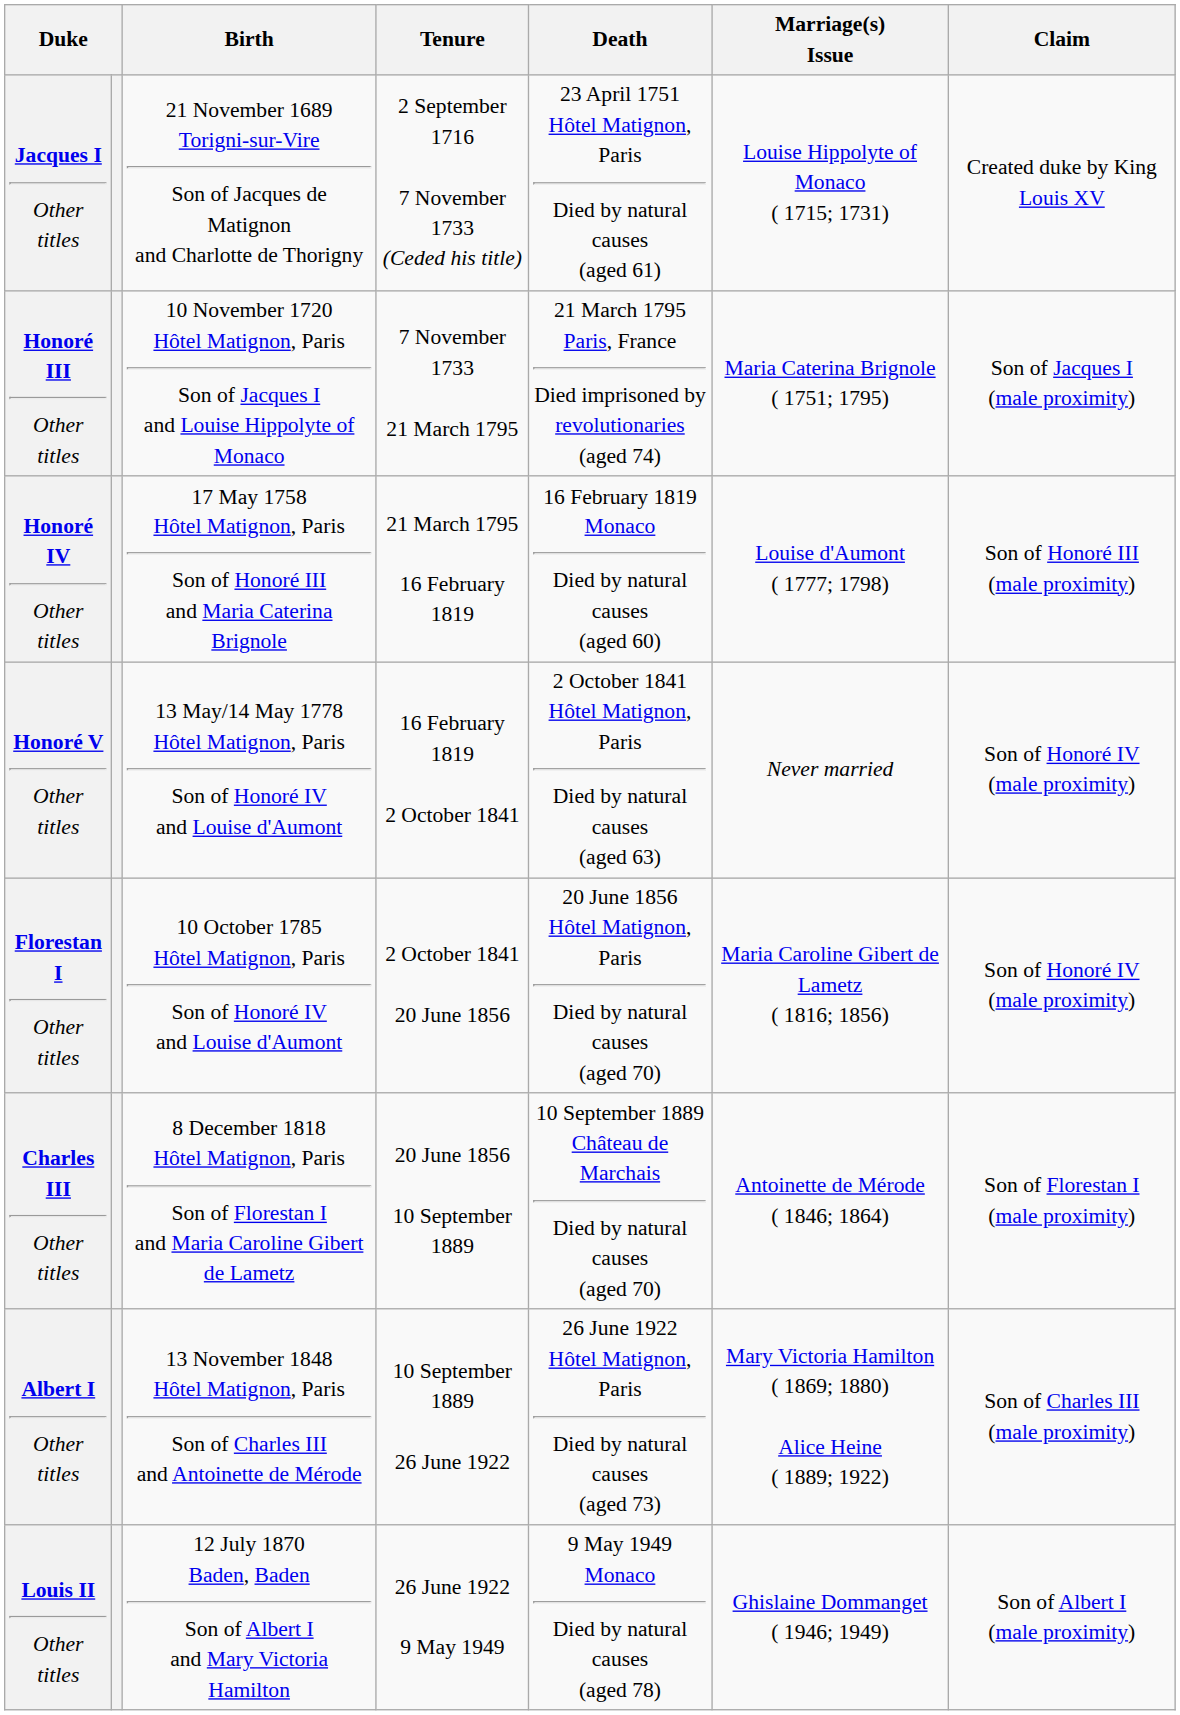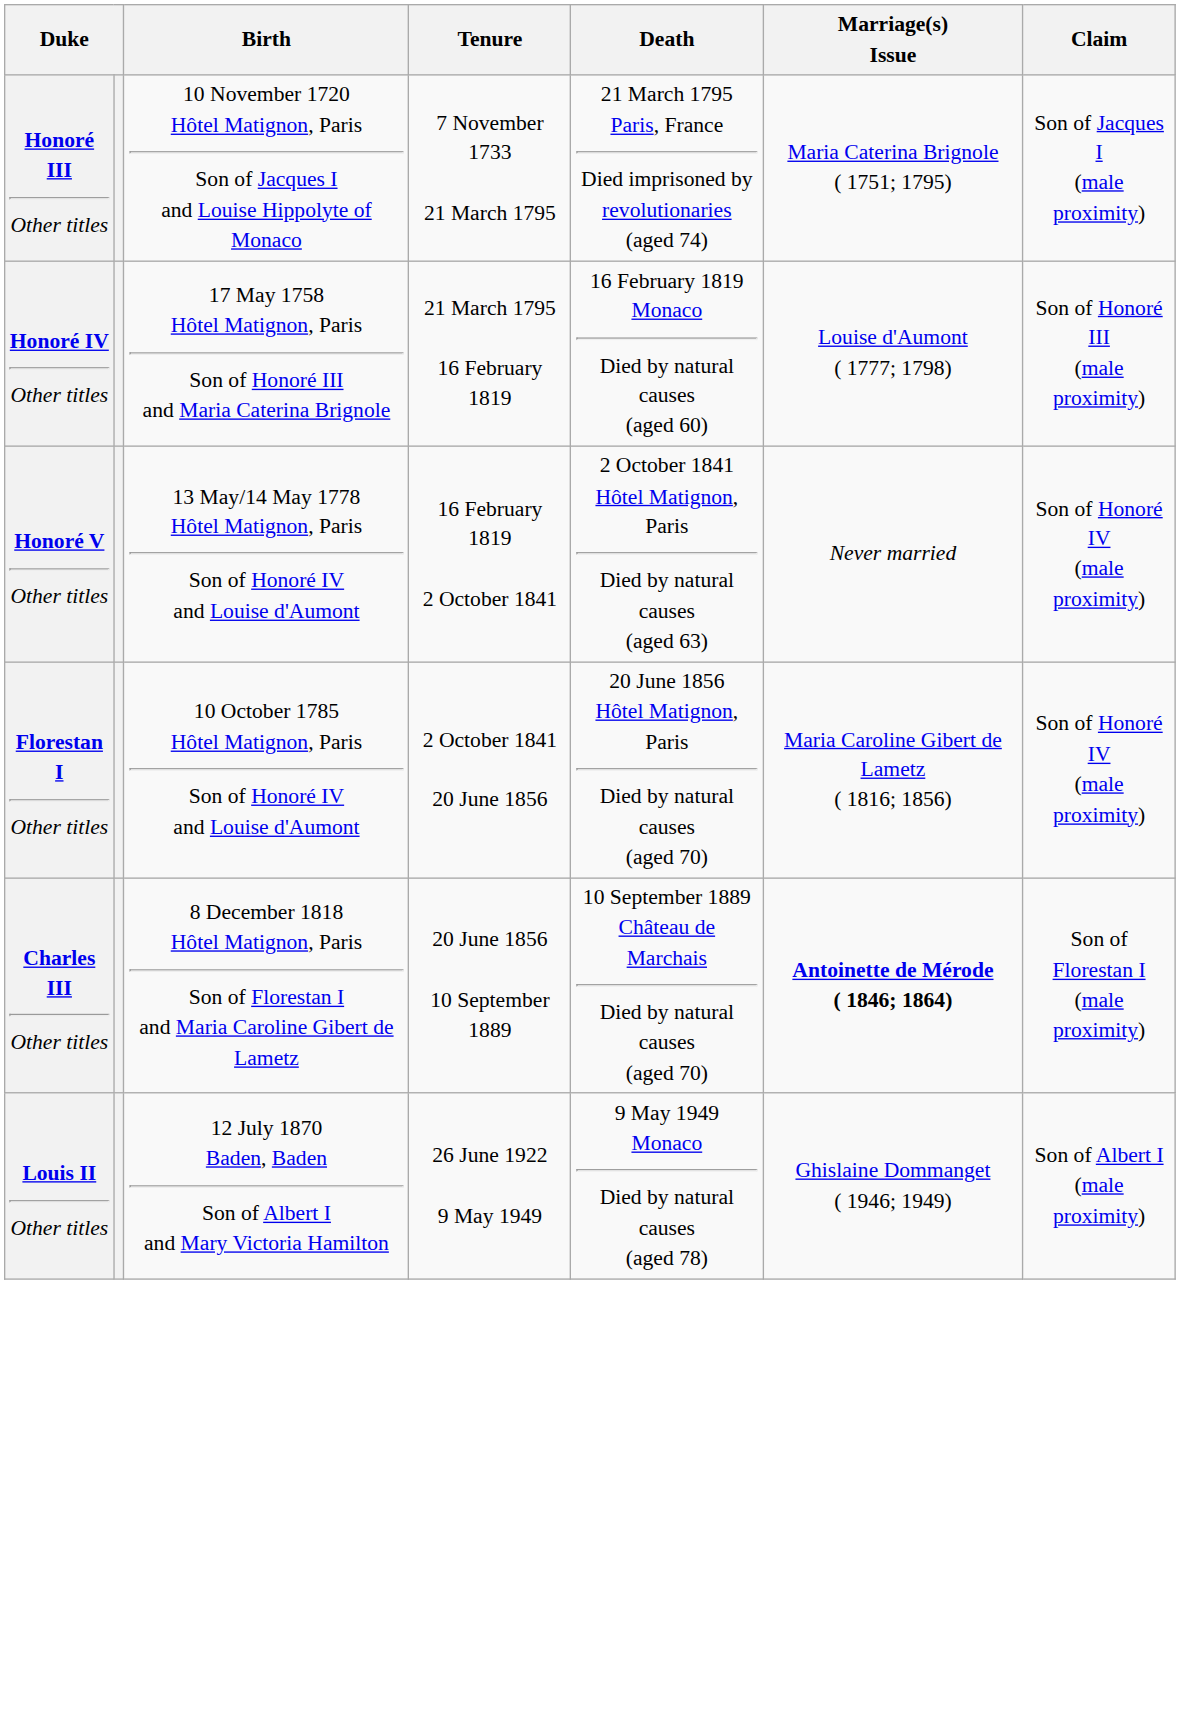- row: (58, 197)
(830, 1200) normal -> (893, 985) bold
- row: (58, 1431)
